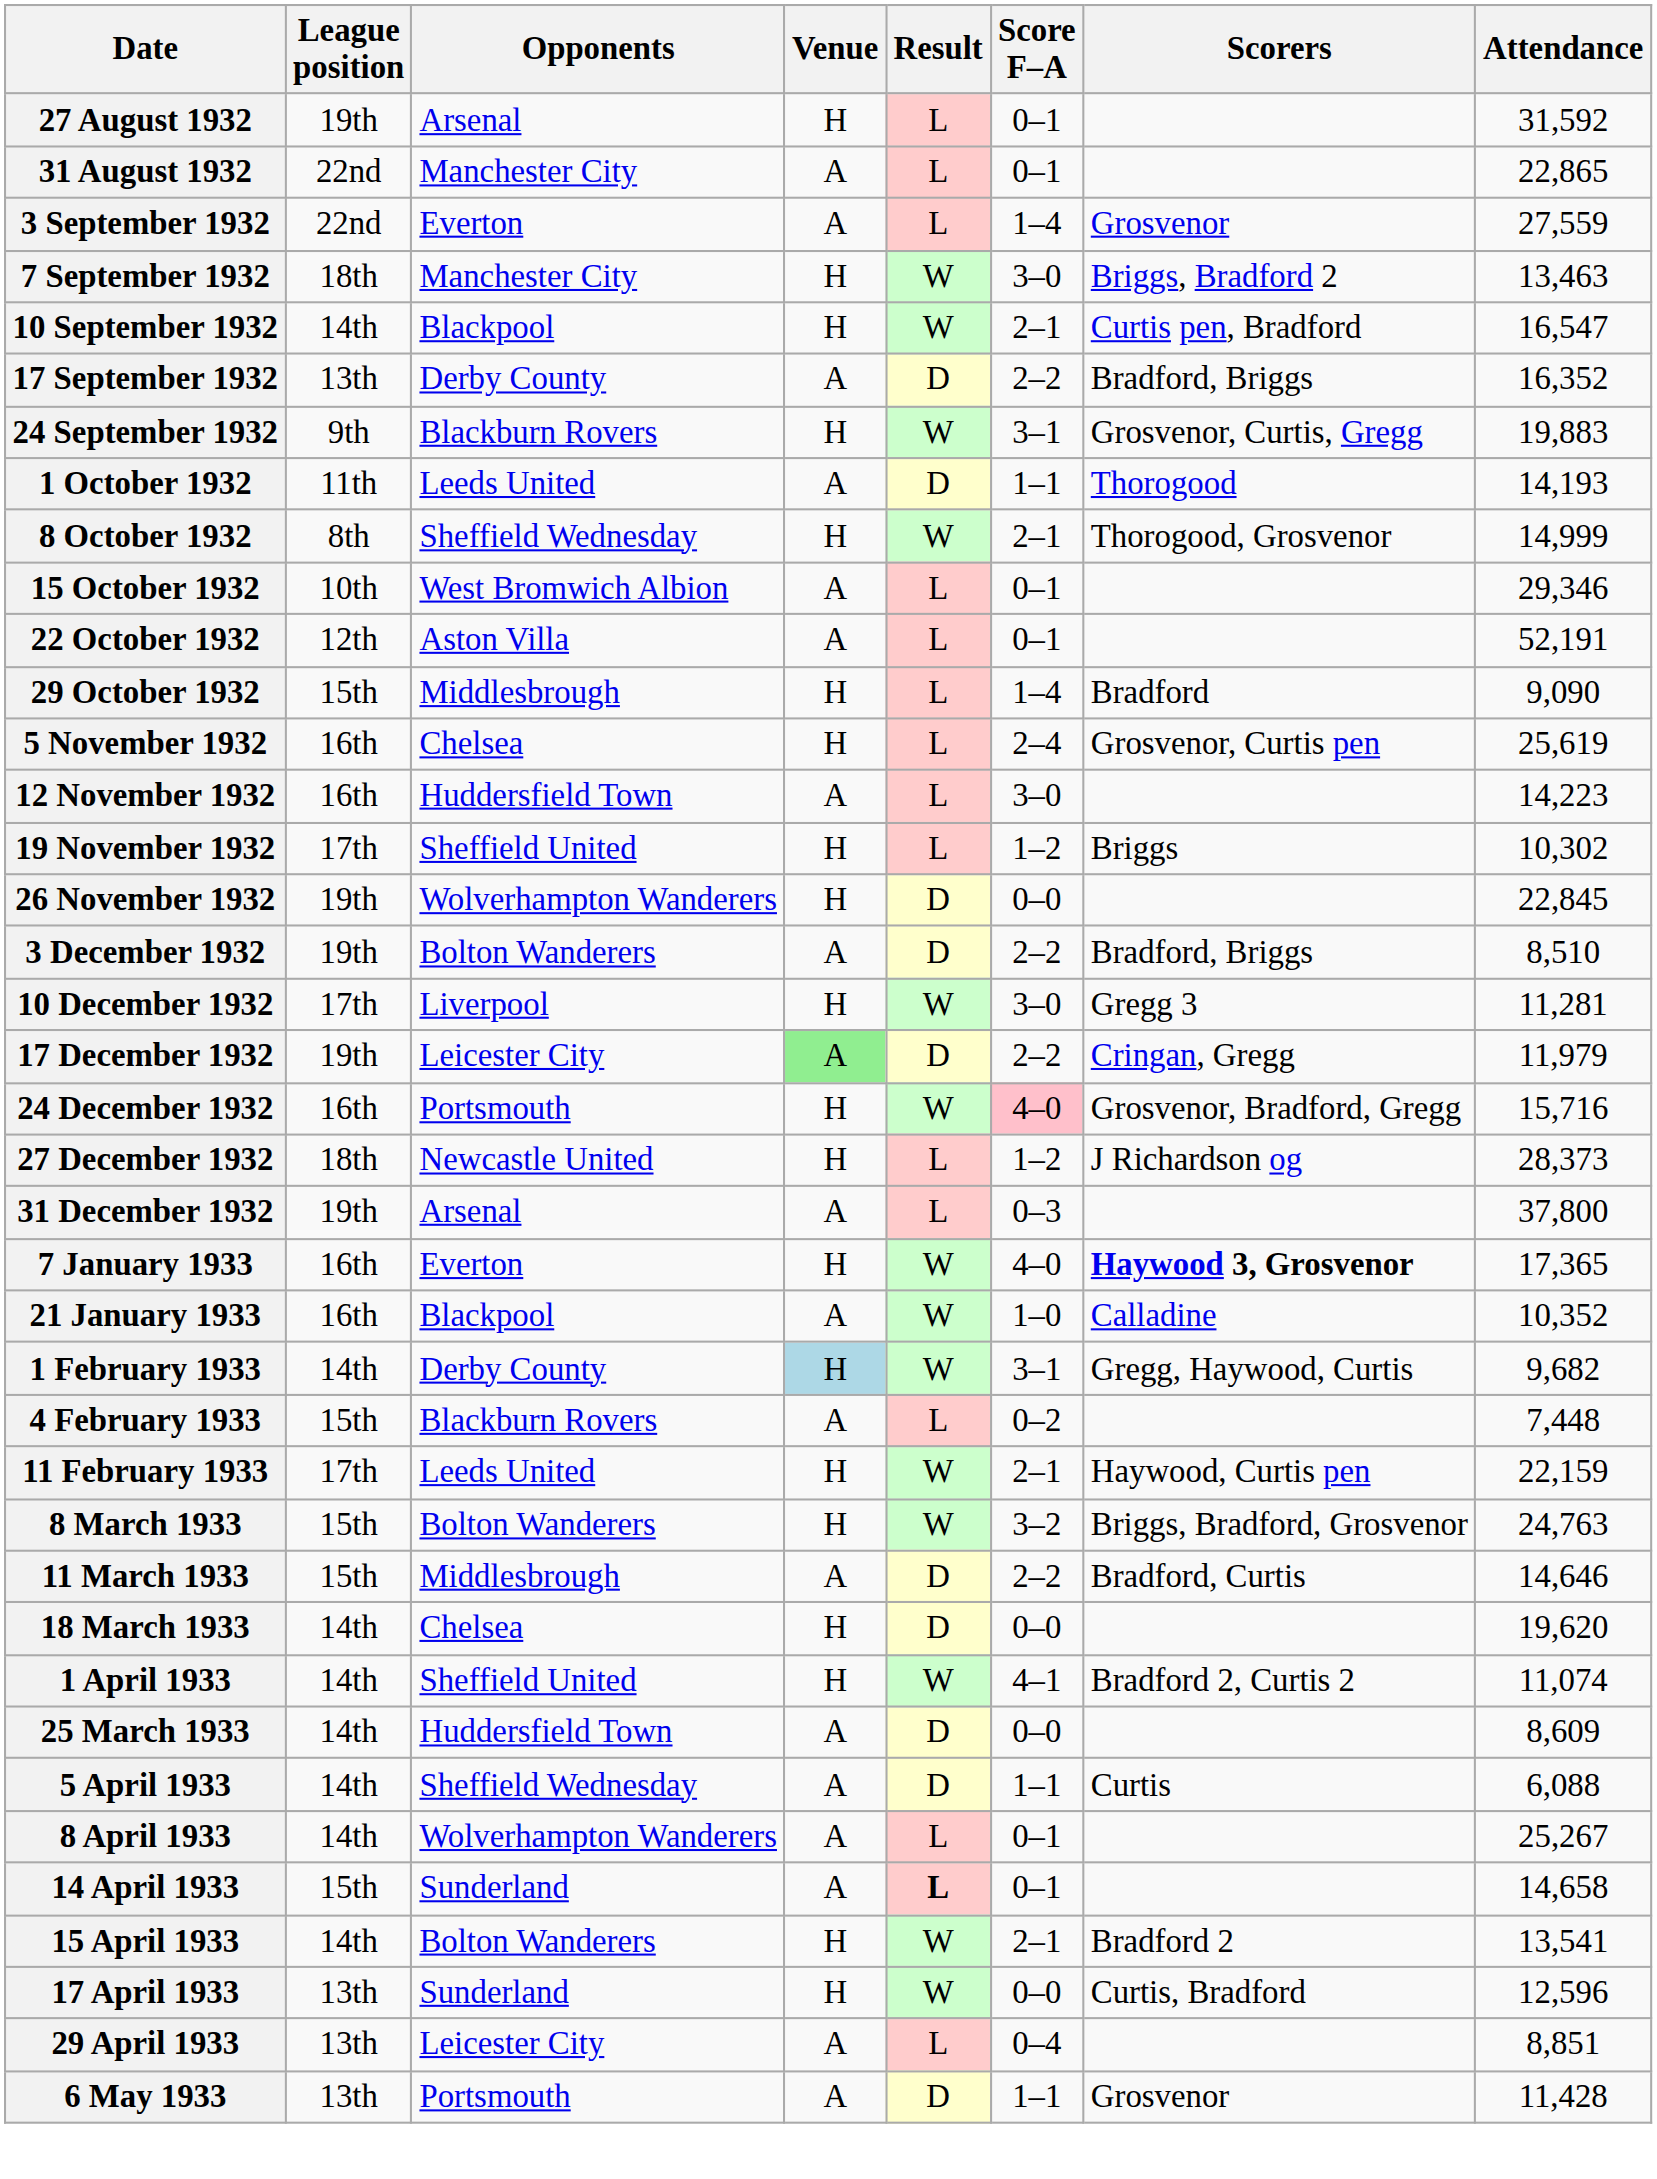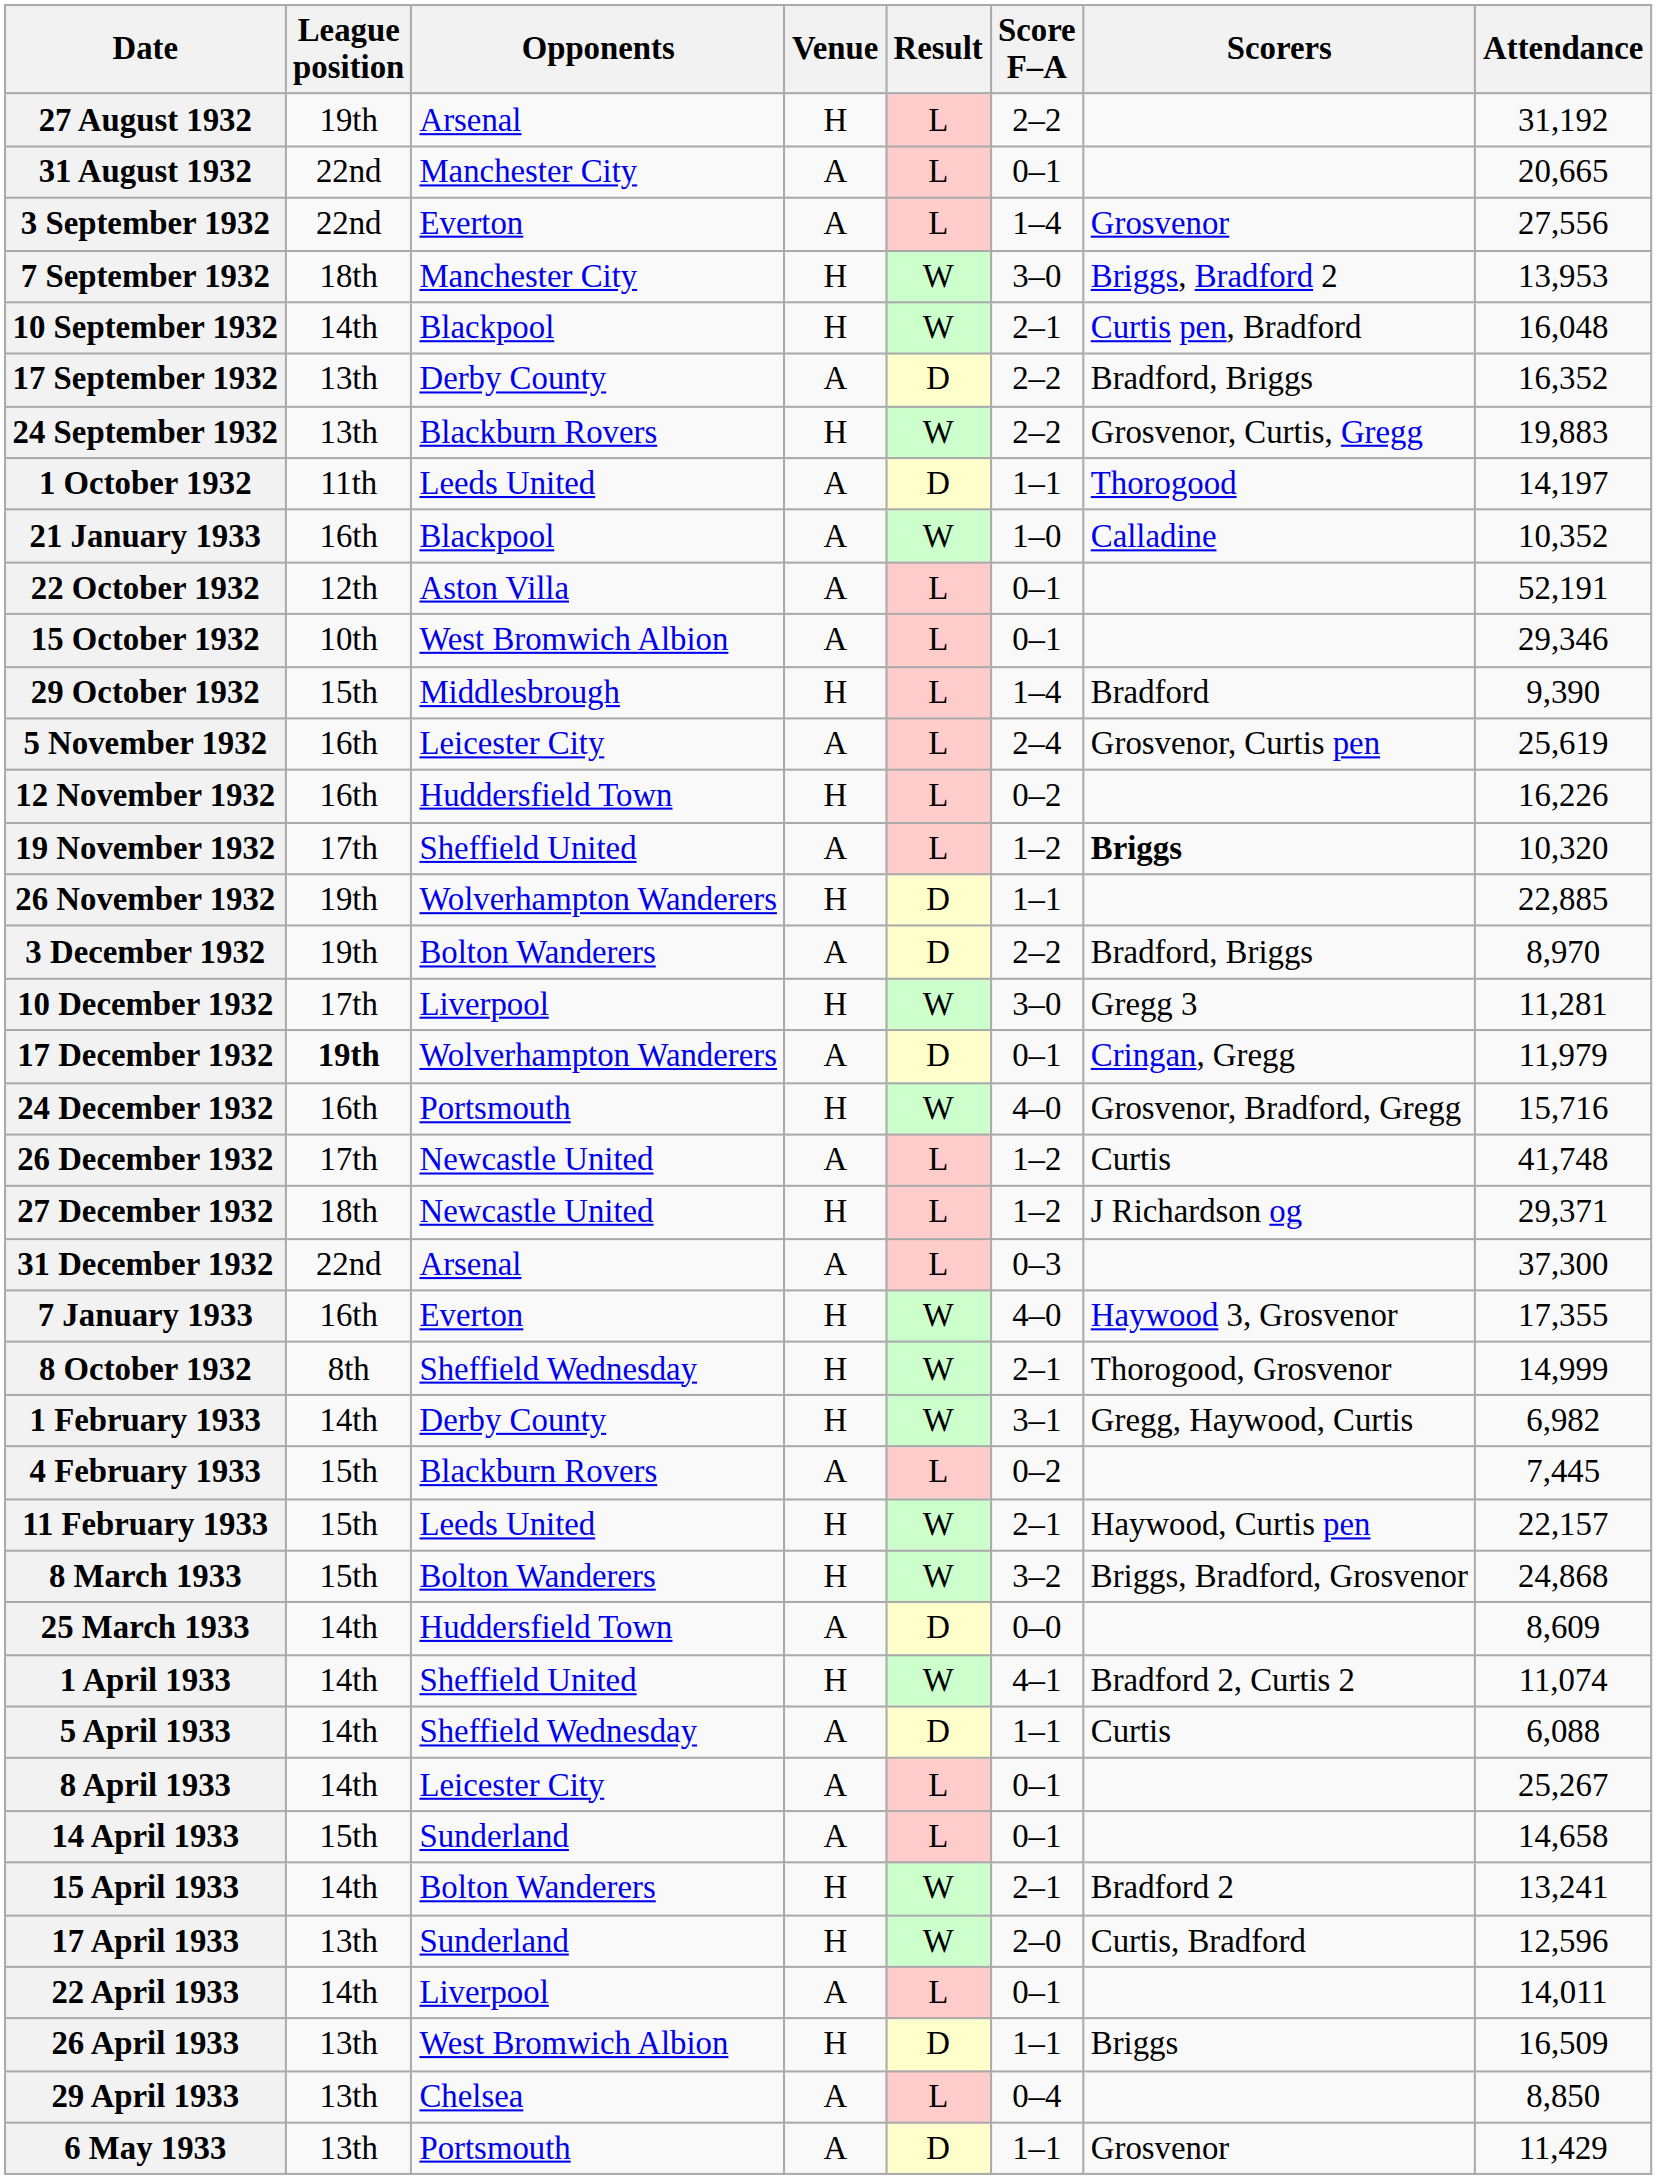(1037, 119) 0–1 -> (1037, 119) 2–2
(1563, 119) 31,592 -> (1563, 119) 31,192
(1563, 171) 22,865 -> (1563, 171) 20,665
(1563, 223) 27,559 -> (1563, 223) 27,556
(1563, 275) 13,463 -> (1563, 275) 13,953
(1563, 327) 16,547 -> (1563, 327) 16,048
(349, 431) 9th -> (349, 431) 13th
(1037, 431) 3–1 -> (1037, 431) 2–2
(1563, 483) 14,193 -> (1563, 483) 14,197
rows swapped: (145, 535) <-> (145, 1315)
rows swapped: (145, 587) <-> (145, 639)
(1563, 691) 9,090 -> (1563, 691) 9,390
(471, 743) Chelsea -> (512, 743) Leicester City
(835, 743) H -> (835, 743) A
(835, 795) A -> (835, 795) H
(1037, 795) 3–0 -> (1037, 795) 0–2
(1563, 795) 14,223 -> (1563, 795) 16,226
(835, 847) H -> (835, 847) A
(1135, 847) normal -> (1136, 847) bold
(1563, 847) 10,302 -> (1563, 847) 10,320
(1037, 899) 0–0 -> (1037, 899) 1–1
(1563, 899) 22,845 -> (1563, 899) 22,885
(1563, 951) 8,510 -> (1563, 951) 8,970
(349, 1055) normal -> (349, 1055) bold
(512, 1055) Leicester City -> (598, 1055) Wolverhampton Wanderers
(835, 1055) lightgreen background -> (835, 1055) no background
(1037, 1055) 2–2 -> (1037, 1055) 0–1
(1037, 1107) pink background -> (1037, 1107) no background
+ row: (145, 1159)
(1563, 1159) 28,373 -> (1563, 1211) 29,371
(349, 1211) 19th -> (349, 1263) 22nd
(1563, 1211) 37,800 -> (1563, 1263) 37,300
(1252, 1263) bold -> (1244, 1315) normal
(1563, 1263) 17,365 -> (1563, 1315) 17,355
(835, 1367) lightblue background -> (835, 1419) no background
(1563, 1367) 9,682 -> (1563, 1419) 6,982
(1563, 1419) 7,448 -> (1563, 1471) 7,445
(349, 1471) 17th -> (349, 1523) 15th
(1563, 1471) 22,159 -> (1563, 1523) 22,157
(1563, 1523) 24,763 -> (1563, 1575) 24,868
- row: (145, 1575)
- row: (145, 1627)
rows swapped: (145, 1732) <-> (145, 1679)
(598, 1836) Wolverhampton Wanderers -> (512, 1784) Leicester City
(938, 1888) bold -> (938, 1836) normal
(1563, 1940) 13,541 -> (1563, 1888) 13,241
(1037, 1992) 0–0 -> (1037, 1940) 2–0
+ row: (145, 1992)
+ row: (145, 2044)
(512, 2044) Leicester City -> (471, 2096) Chelsea
(1563, 2044) 8,851 -> (1563, 2096) 8,850
(1563, 2096) 11,428 -> (1563, 2148) 11,429
